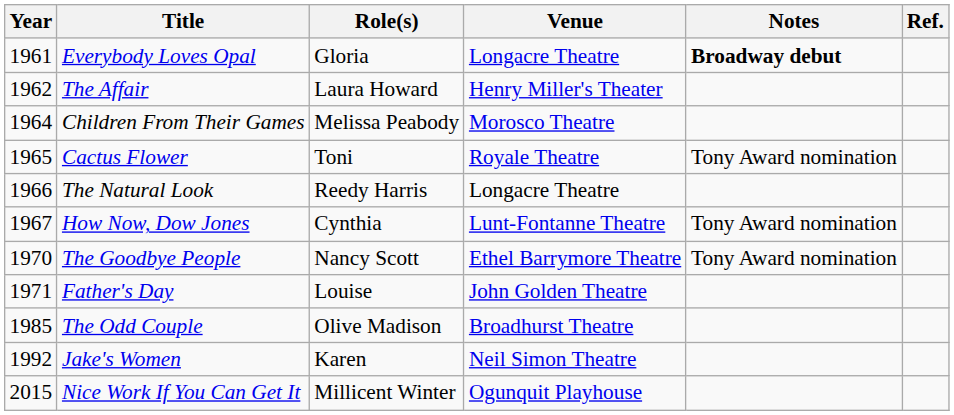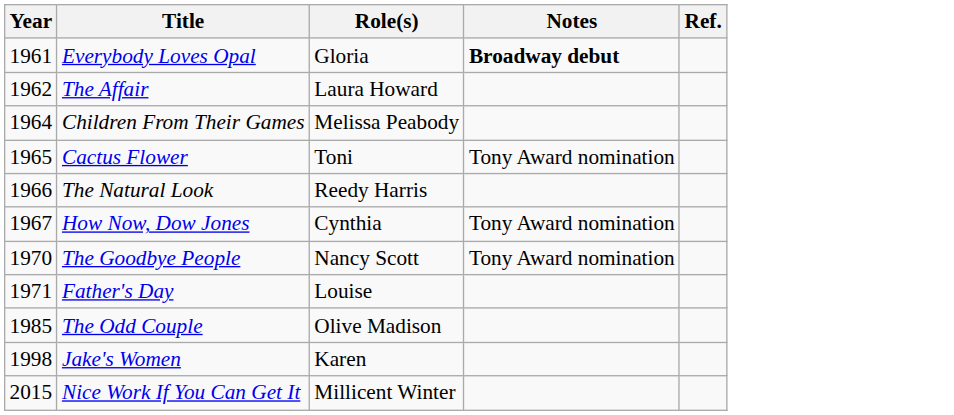- column: (575, 21)
(31, 358) 1992 -> (31, 358) 1998
